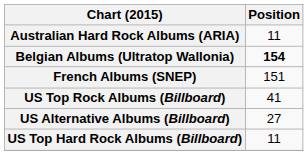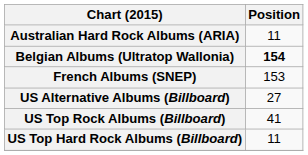(274, 77) 151 -> (274, 77) 153
rows swapped: (125, 98) <-> (125, 118)
